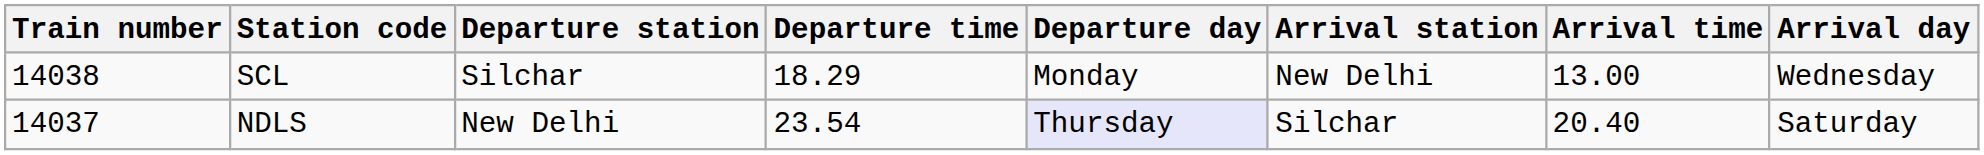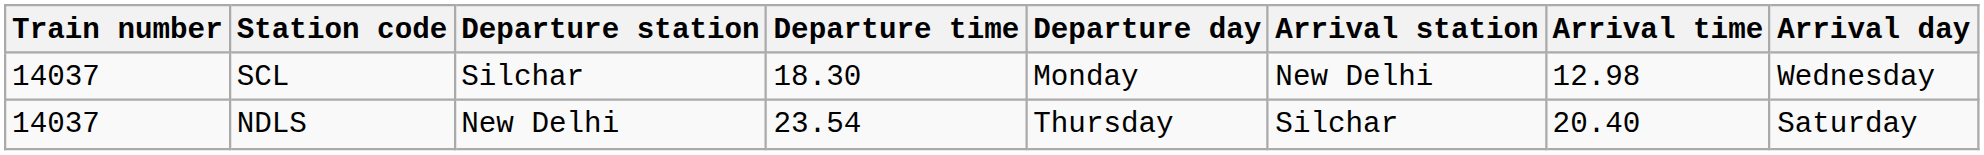(56, 77) 14038 -> (56, 77) 14037
(817, 77) 18.29 -> (817, 77) 18.30
(1596, 77) 13.00 -> (1596, 77) 12.98
(1103, 124) lavender background -> (1103, 124) no background
